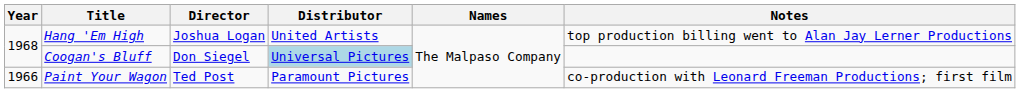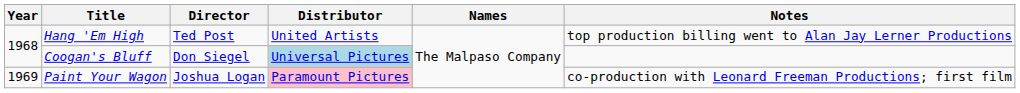(219, 36) Joshua Logan -> (204, 36) Ted Post
(23, 77) 1966 -> (23, 77) 1969
(204, 77) Ted Post -> (219, 77) Joshua Logan
(340, 77) no background -> (340, 77) pink background
